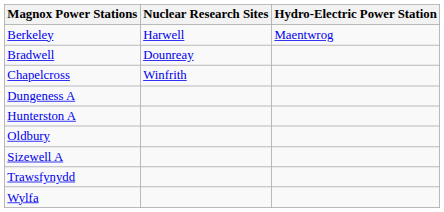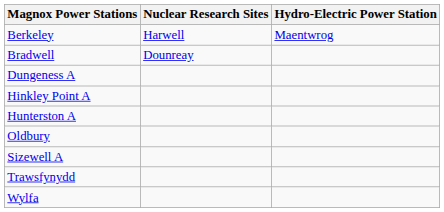- row: (39, 75)
+ row: (49, 95)
